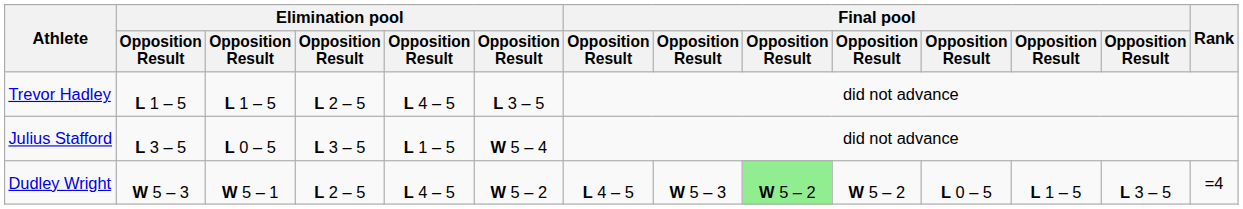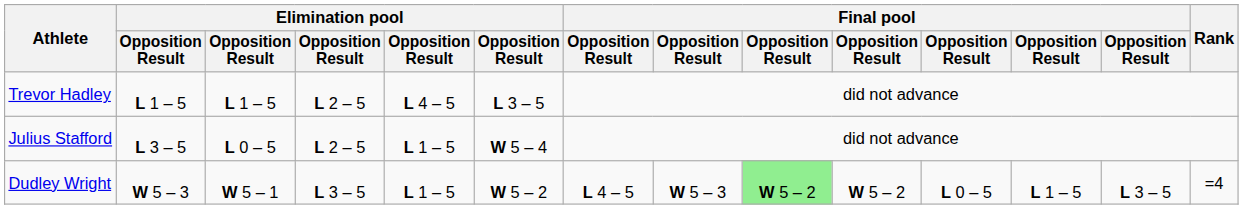(340, 148) L 3 – 5 -> (340, 148) L 2 – 5
(340, 192) L 2 – 5 -> (340, 192) L 3 – 5
(429, 192) L 4 – 5 -> (429, 192) L 1 – 5
